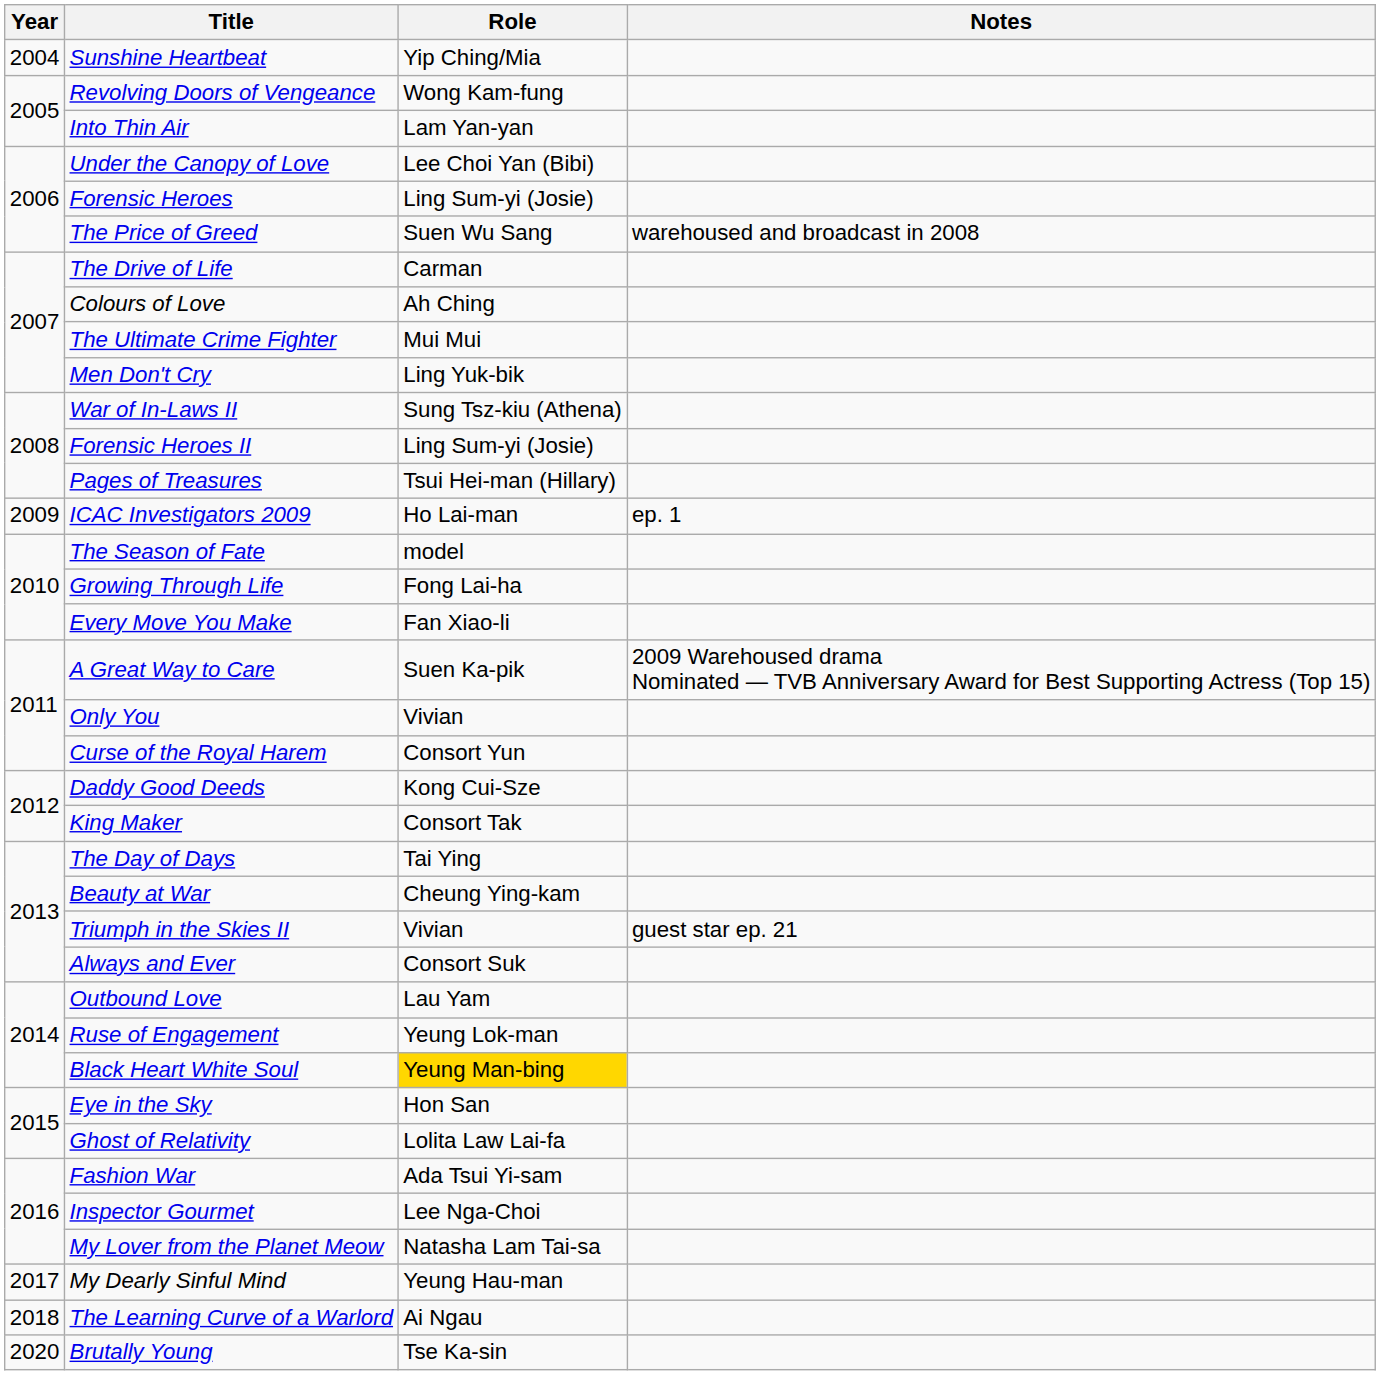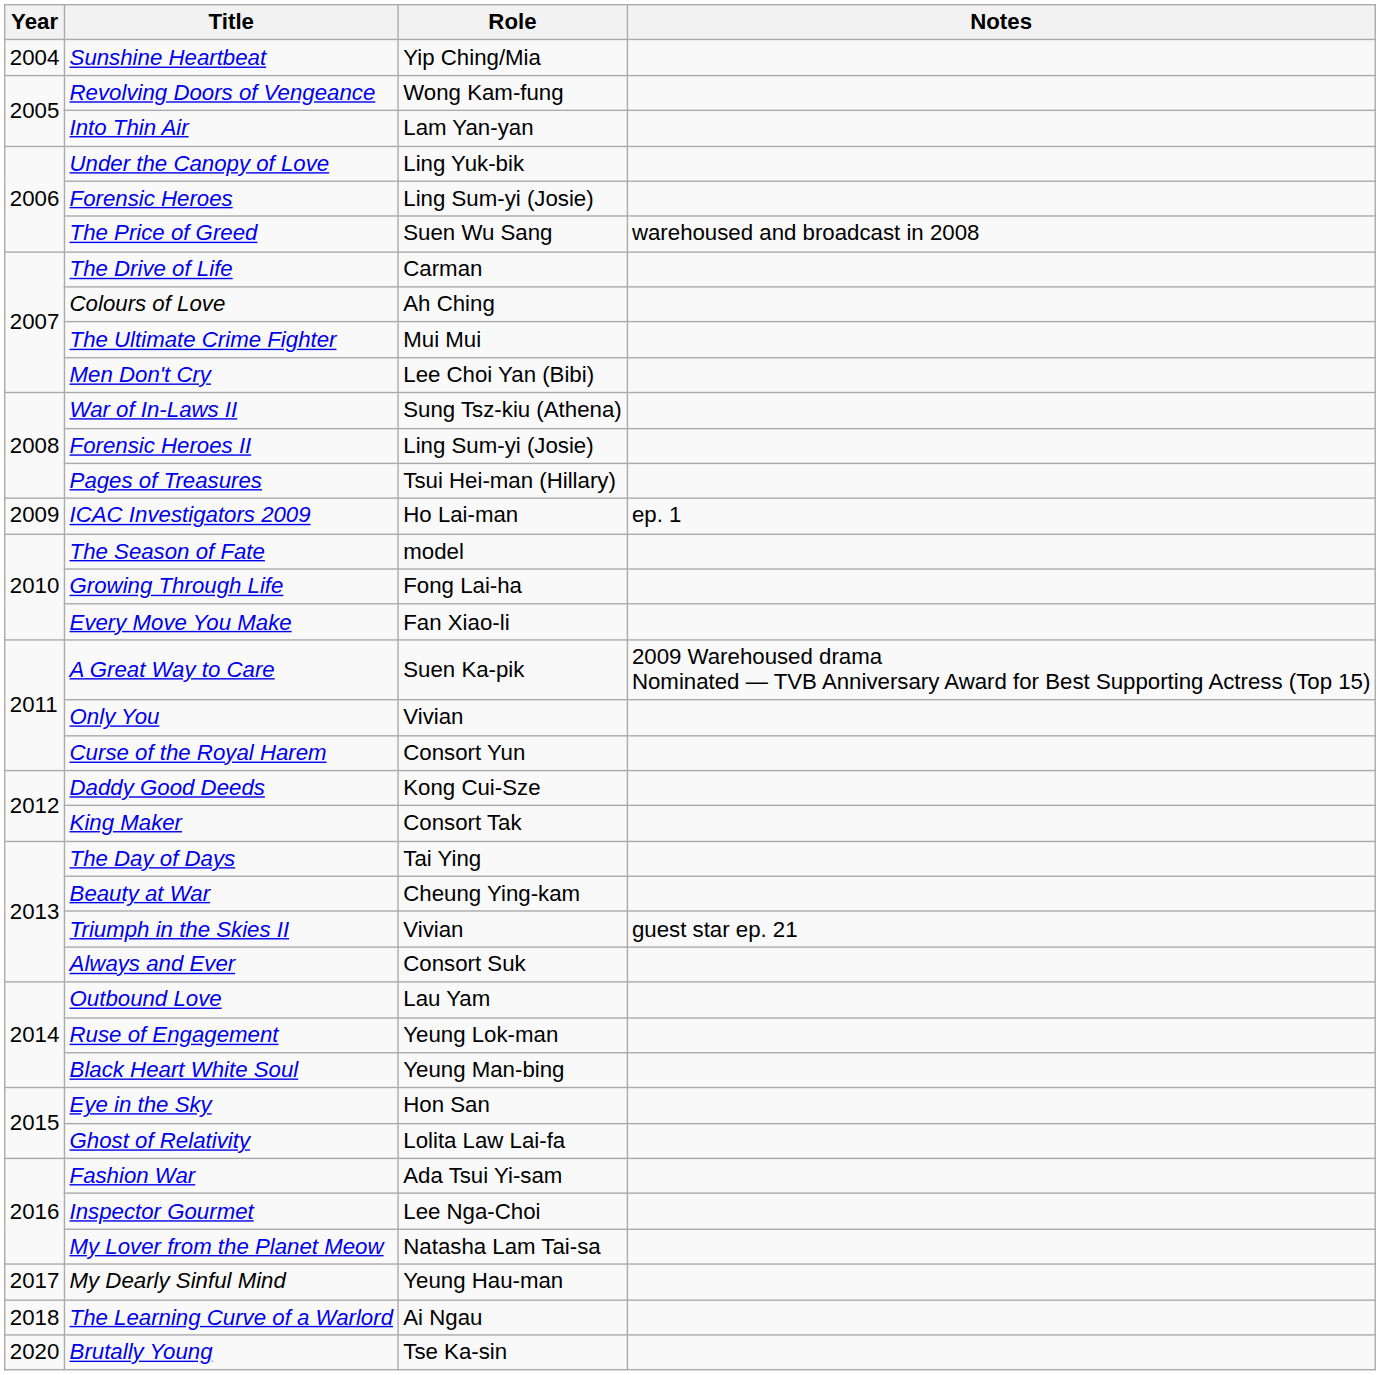(499, 163) Lee Choi Yan (Bibi) -> (464, 163) Ling Yuk-bik
(464, 374) Ling Yuk-bik -> (499, 374) Lee Choi Yan (Bibi)
(484, 1070) gold background -> (484, 1070) no background
